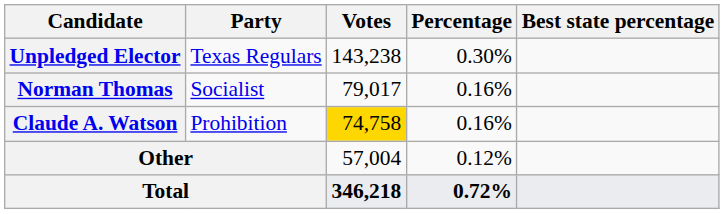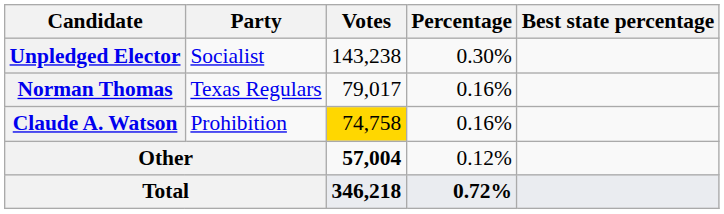(256, 55) Texas Regulars -> (227, 55) Socialist
(227, 89) Socialist -> (256, 89) Texas Regulars
(372, 157) normal -> (372, 157) bold
